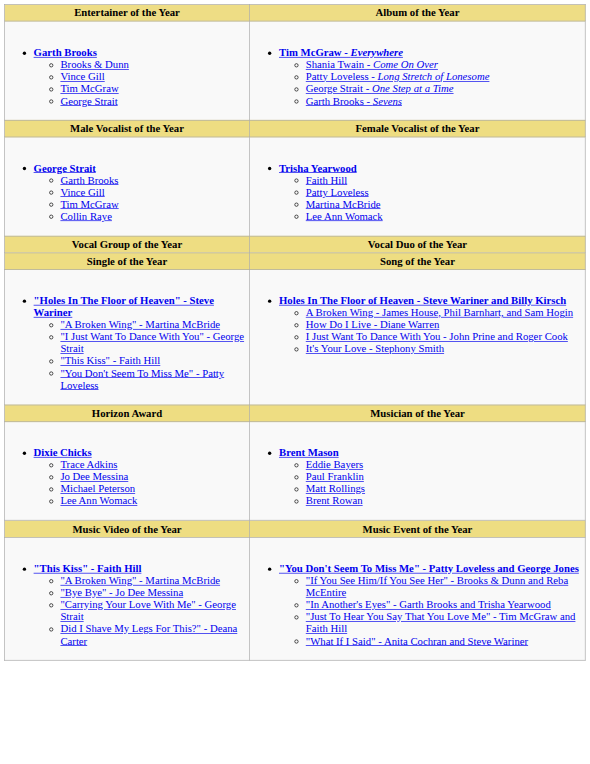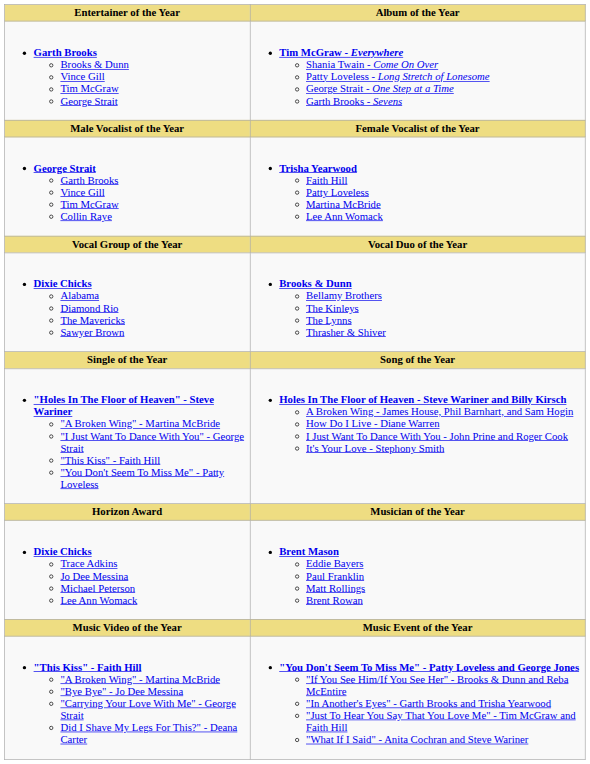+ row: (127, 308)
